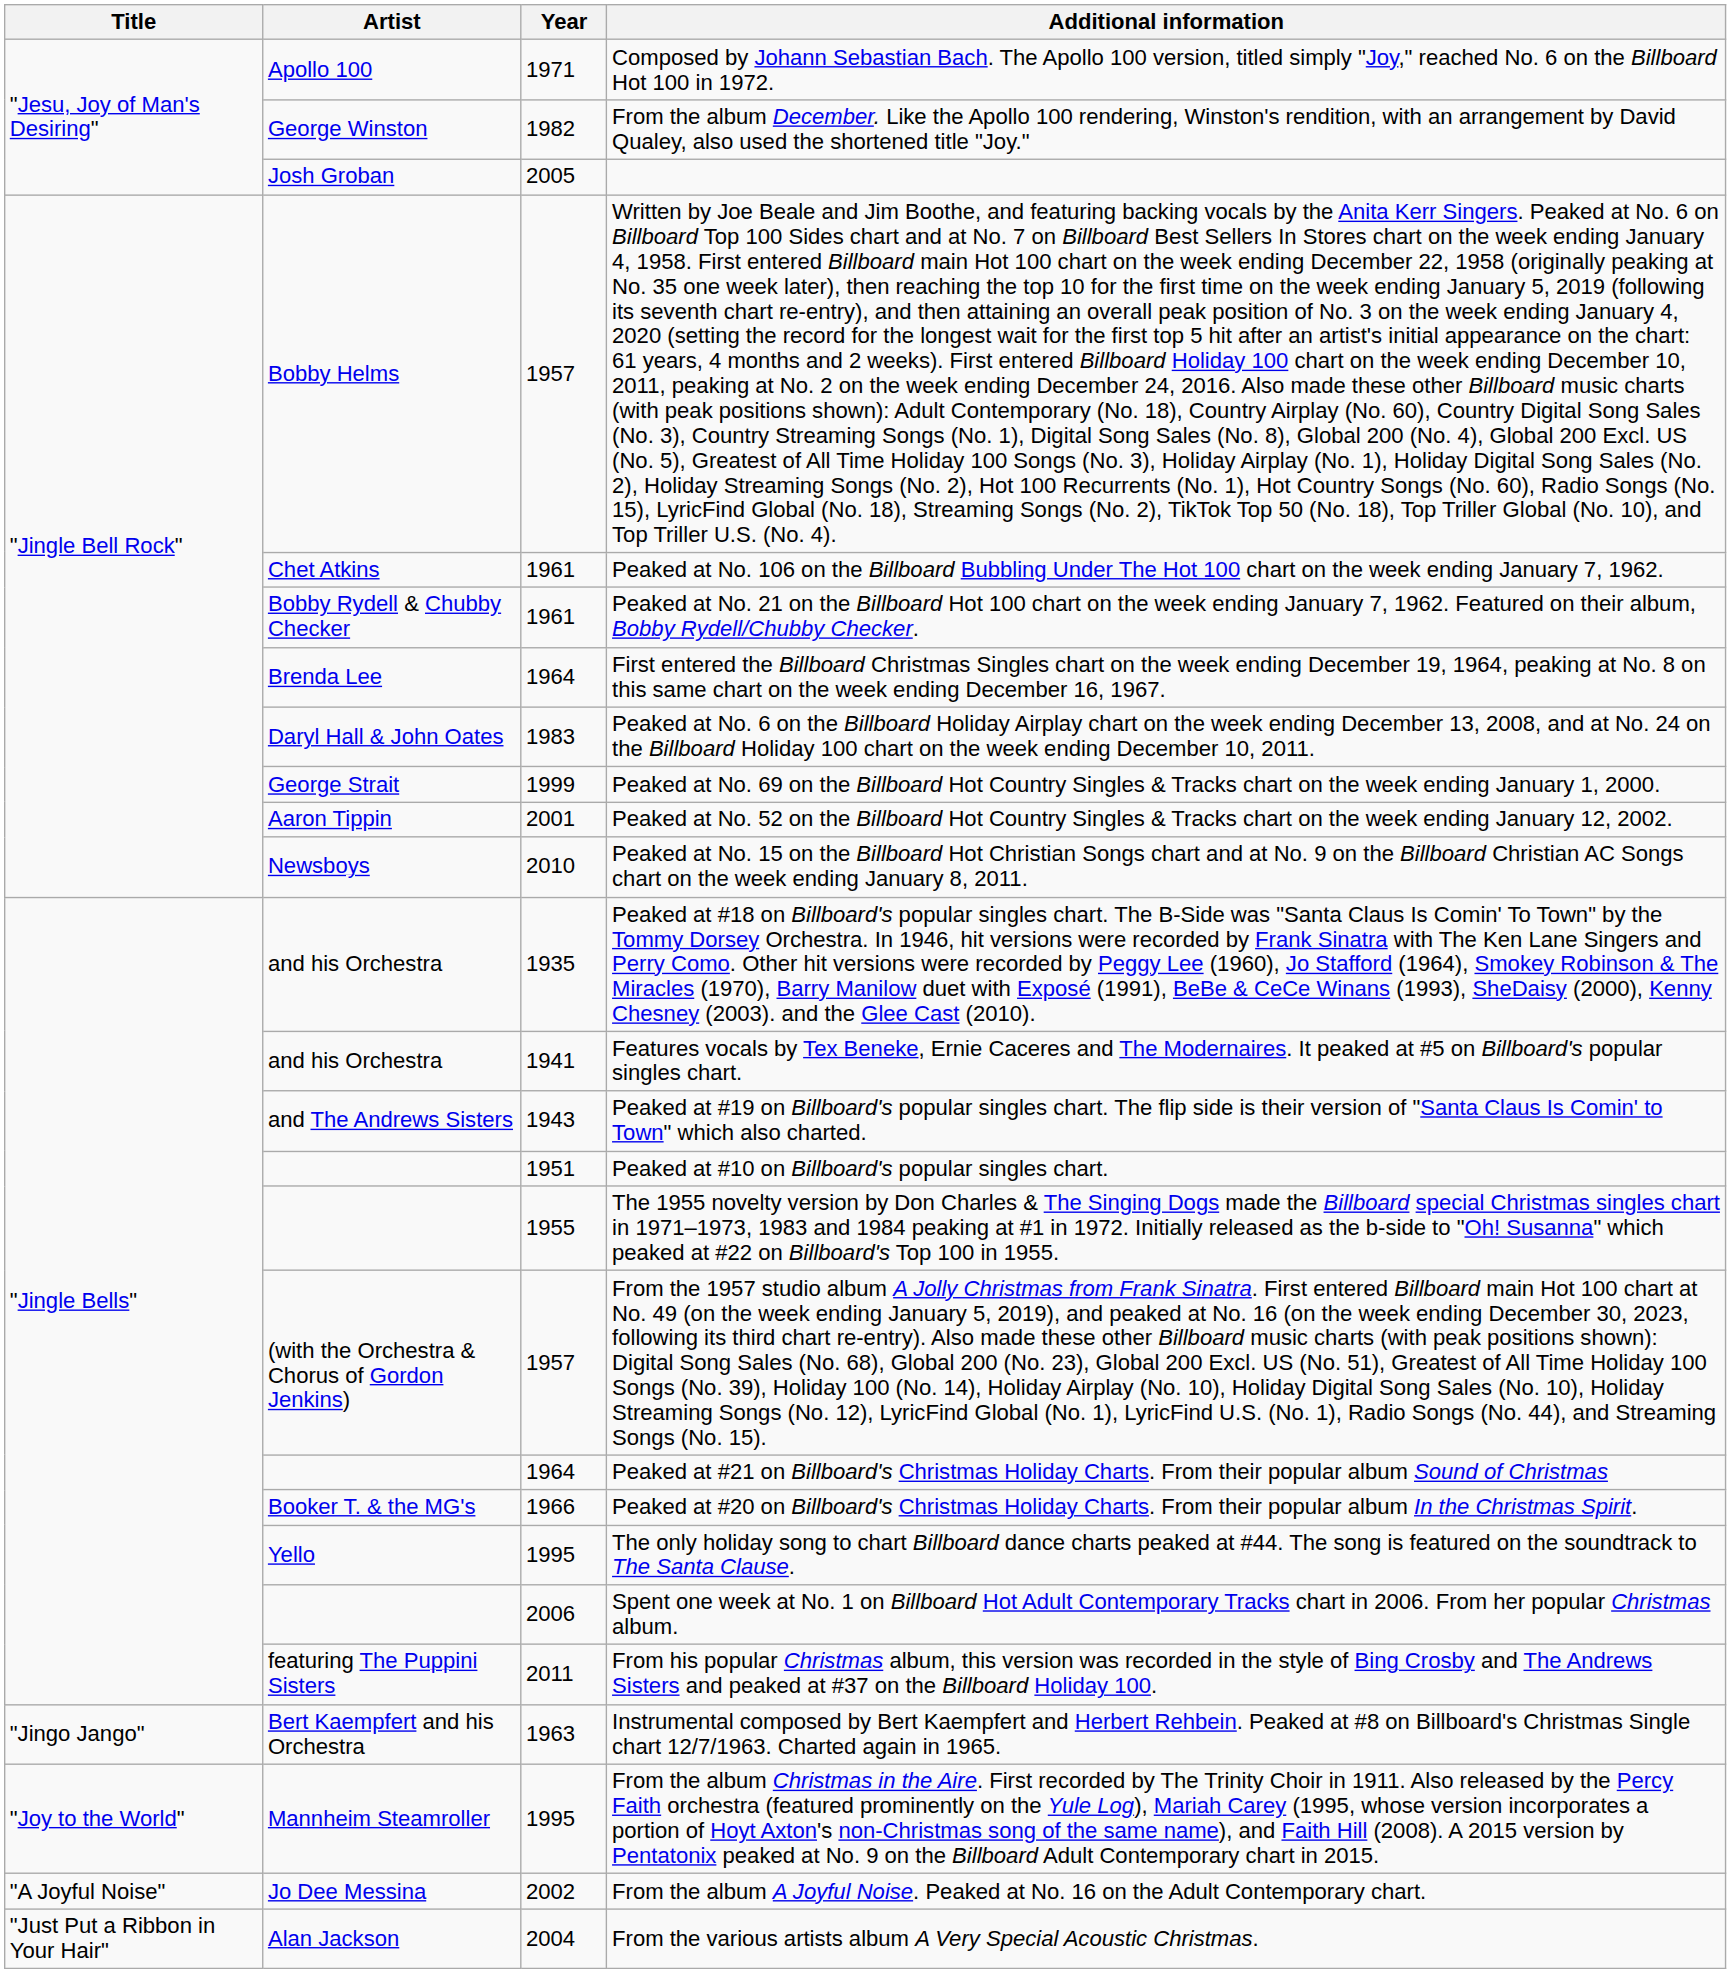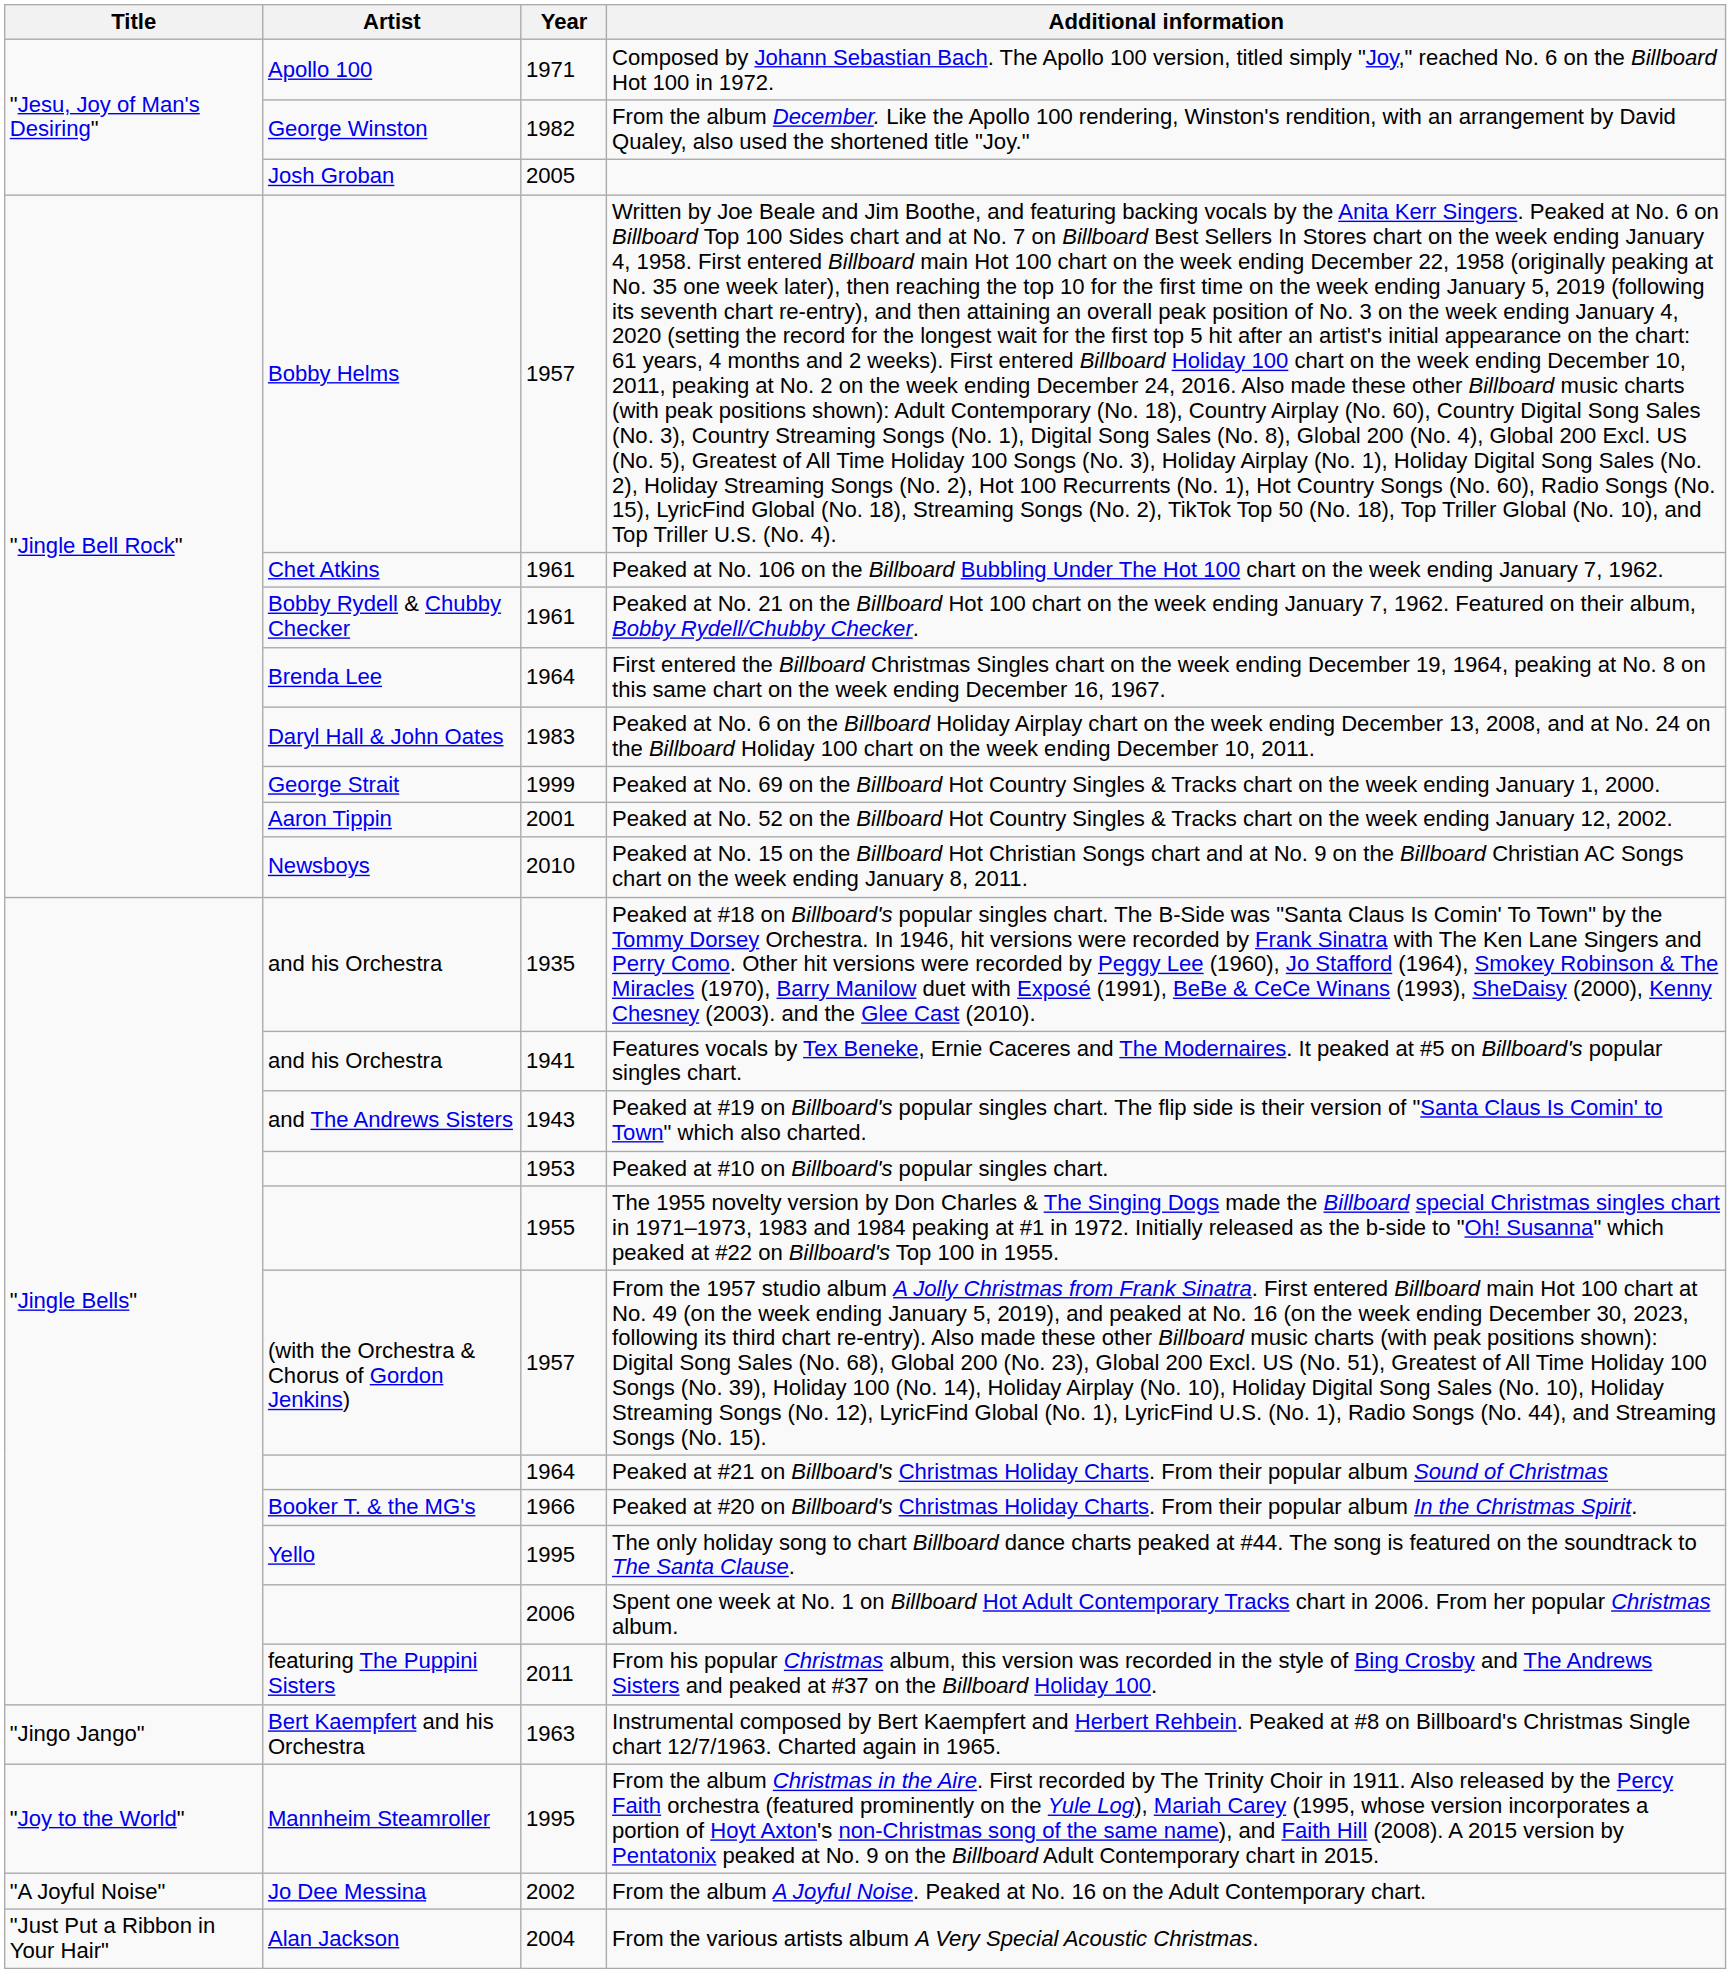(551, 1168) 1951 -> (551, 1168) 1953
